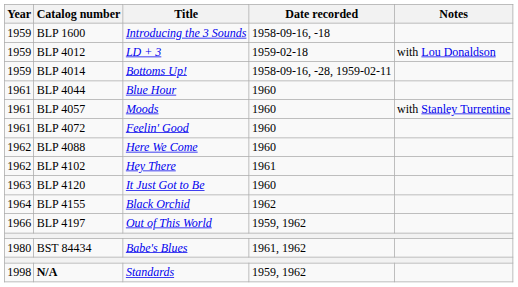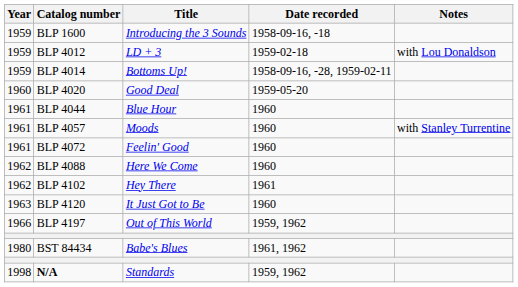+ row: (61, 90)
- row: (61, 204)
